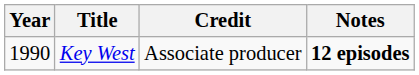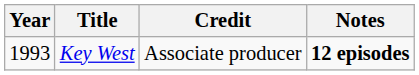(30, 53) 1990 -> (30, 53) 1993
